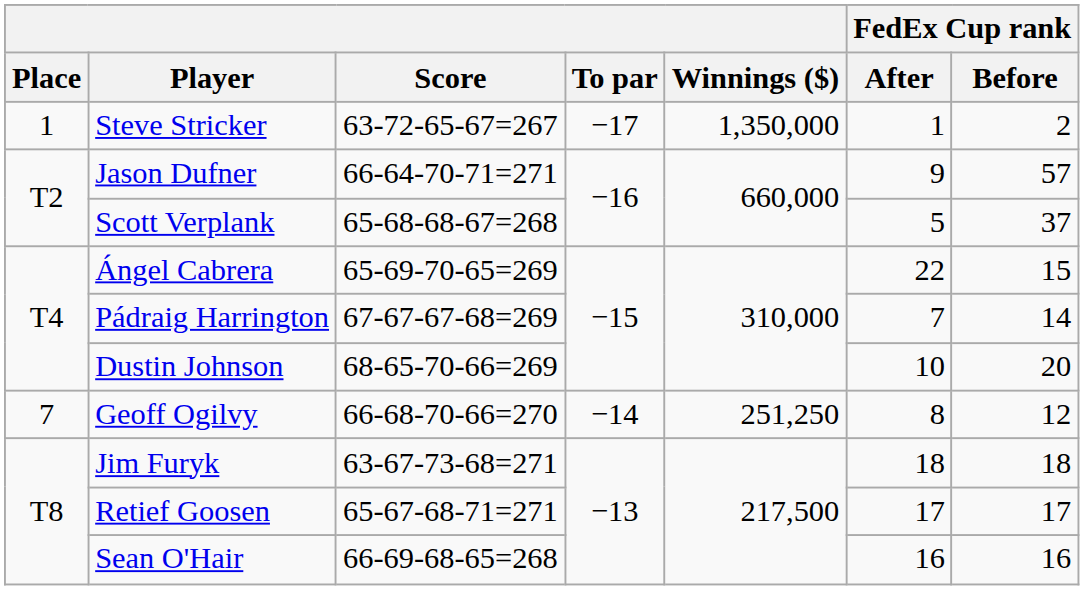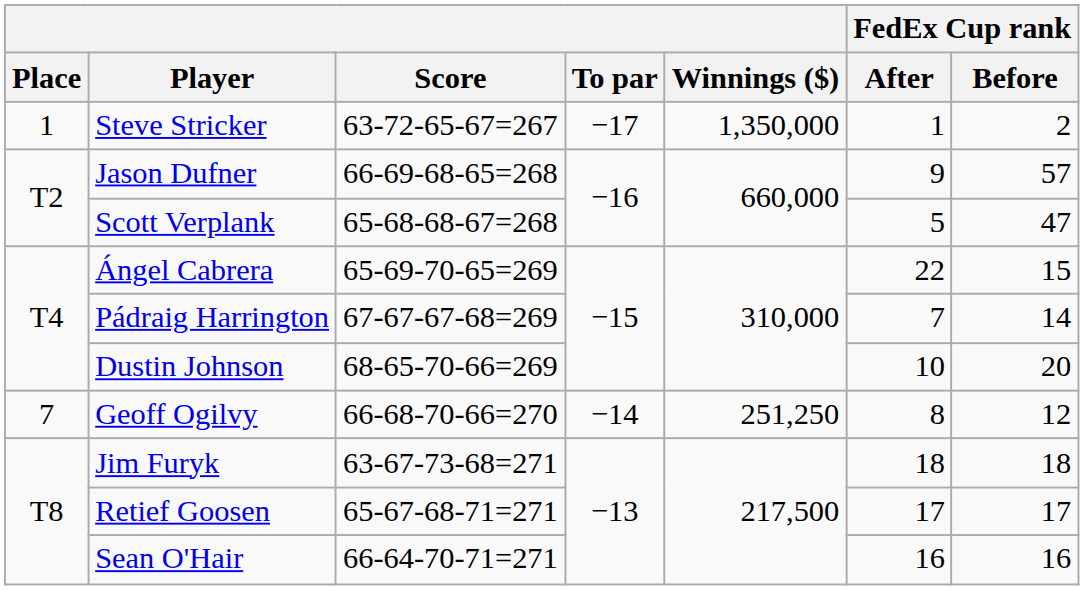(450, 173) 66-64-70-71=271 -> (450, 173) 66-69-68-65=268
(1056, 221) 37 -> (1056, 221) 47
(450, 558) 66-69-68-65=268 -> (450, 558) 66-64-70-71=271
